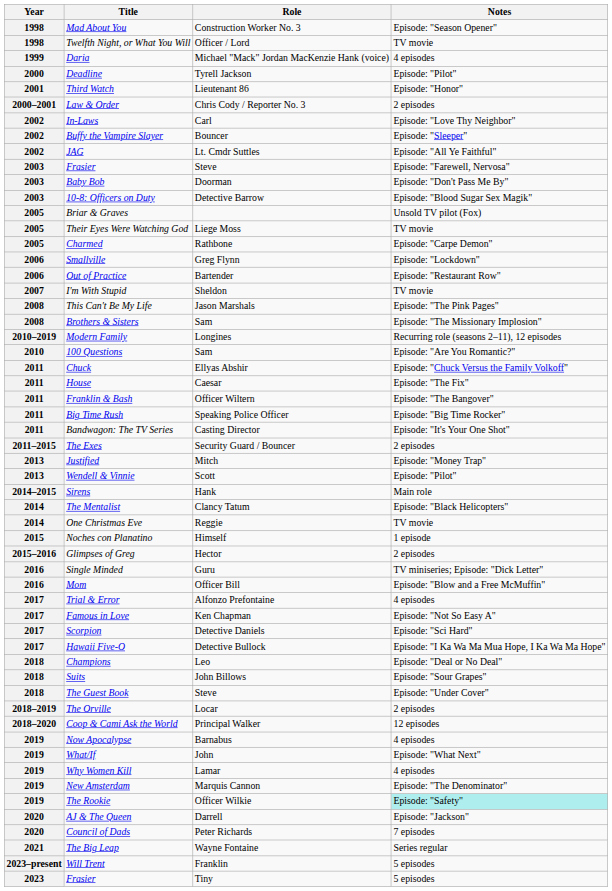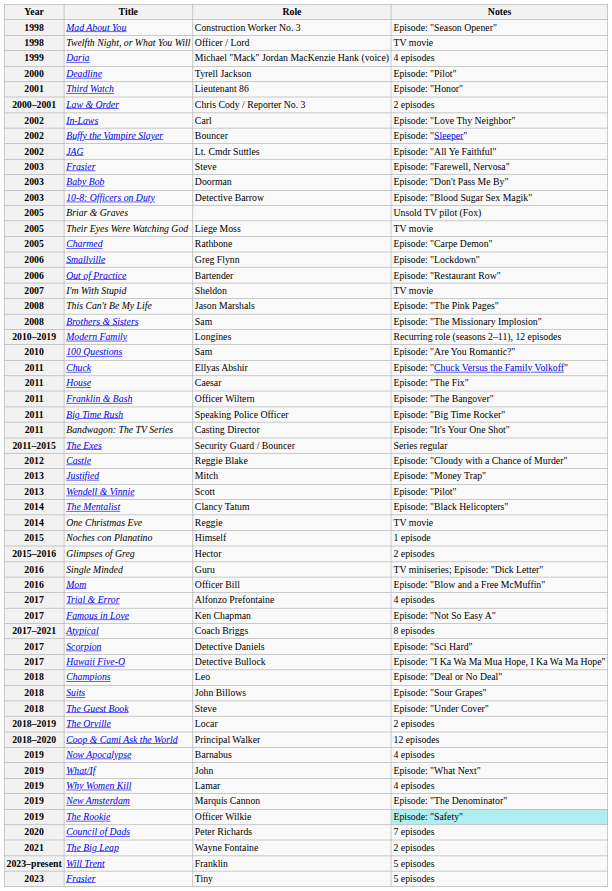(414, 445) 2 episodes -> (420, 445) Series regular
+ row: (79, 461)
- row: (78, 492)
+ row: (82, 631)
- row: (99, 817)
(420, 848) Series regular -> (414, 848) 2 episodes
